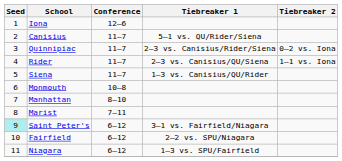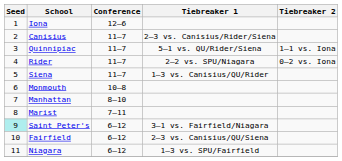(210, 36) 5–1 vs. QU/Rider/Siena -> (210, 36) 2–3 vs. Canisius/Rider/Siena
(210, 49) 2–3 vs. Canisius/Rider/Siena -> (210, 49) 5–1 vs. QU/Rider/Siena
(307, 49) 0–2 vs. Iona -> (307, 49) 1–1 vs. Iona
(210, 62) 2–3 vs. Canisius/QU/Siena -> (210, 62) 2–2 vs. SPU/Niagara
(307, 62) 1–1 vs. Iona -> (307, 62) 0–2 vs. Iona
(210, 138) 2–2 vs. SPU/Niagara -> (210, 138) 2–3 vs. Canisius/QU/Siena
